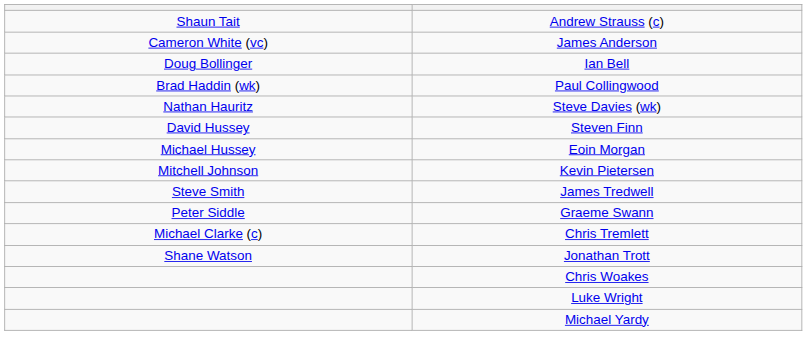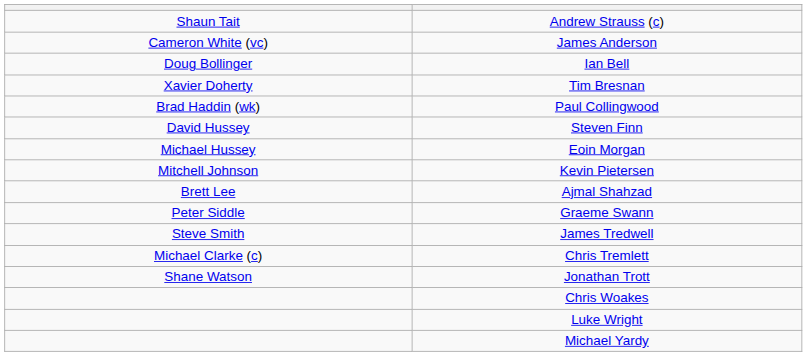+ row: (607, 85)
- row: (607, 106)
+ row: (607, 191)
rows swapped: (607, 213) <-> (607, 191)
